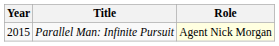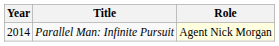(19, 31) 2015 -> (19, 31) 2014
